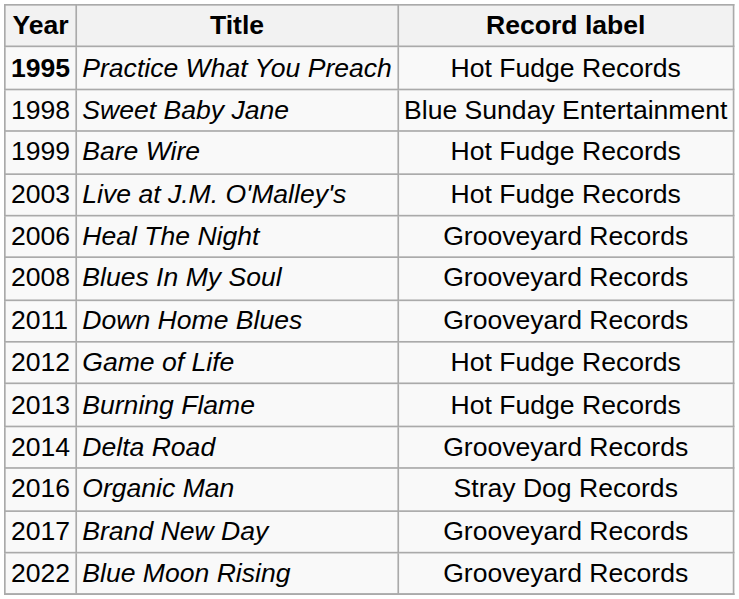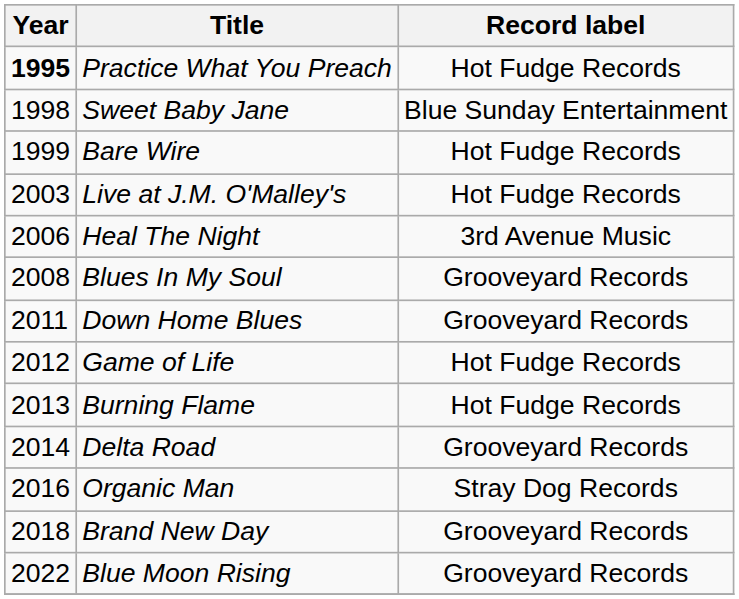(566, 236) Grooveyard Records -> (566, 236) 3rd Avenue Music
(40, 531) 2017 -> (40, 531) 2018
